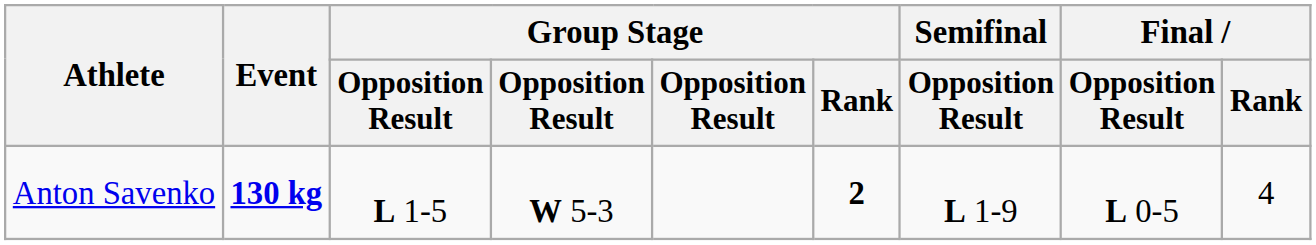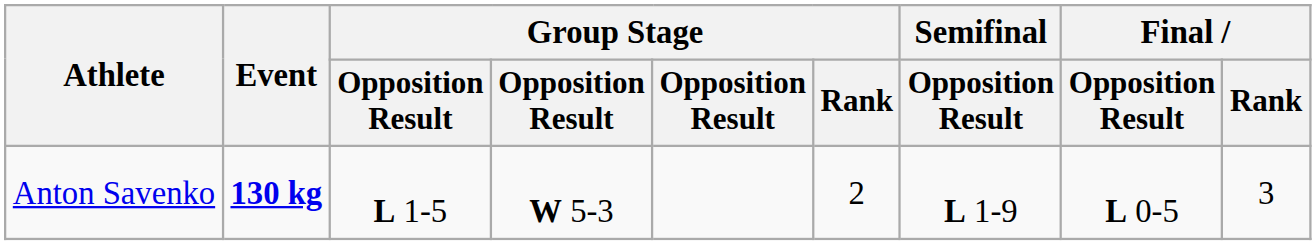(857, 192) bold -> (857, 192) normal
(1266, 192) 4 -> (1266, 192) 3
